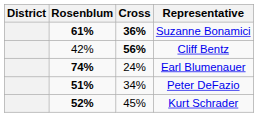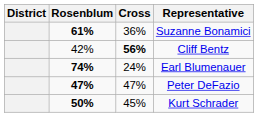(135, 31) bold -> (135, 31) normal
(82, 85) 51% -> (82, 85) 47%
(135, 85) 34% -> (135, 85) 47%
(82, 103) 52% -> (82, 103) 50%
